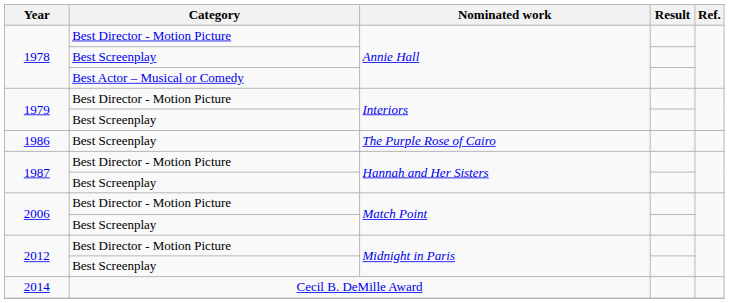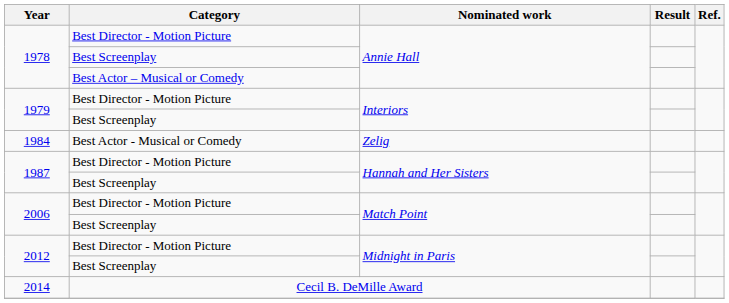+ row: (37, 140)
- row: (37, 140)
